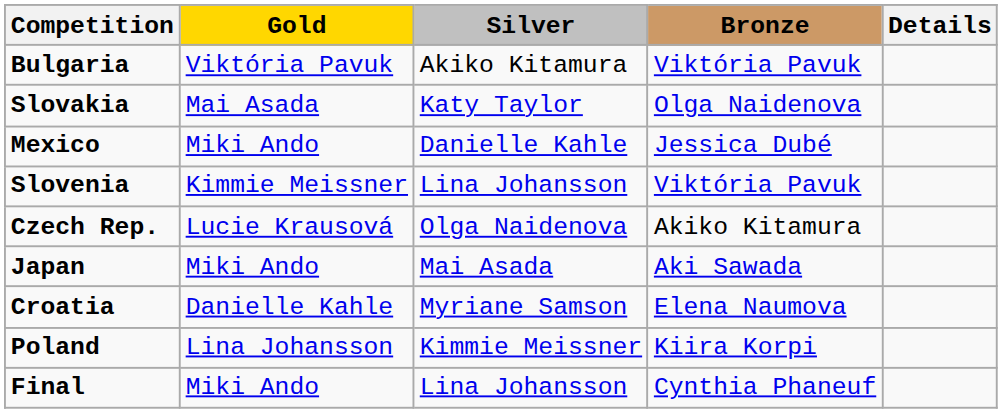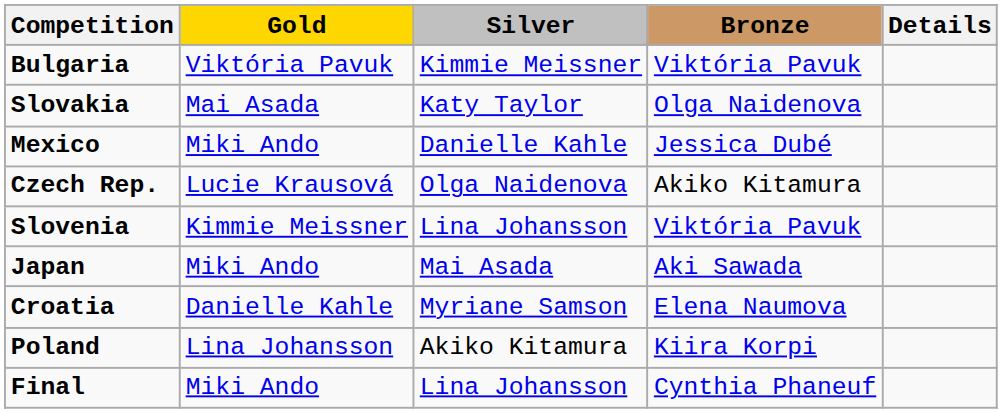(524, 65) Akiko Kitamura -> (531, 65) Kimmie Meissner
rows swapped: (85, 226) <-> (70, 186)
(531, 347) Kimmie Meissner -> (524, 347) Akiko Kitamura
